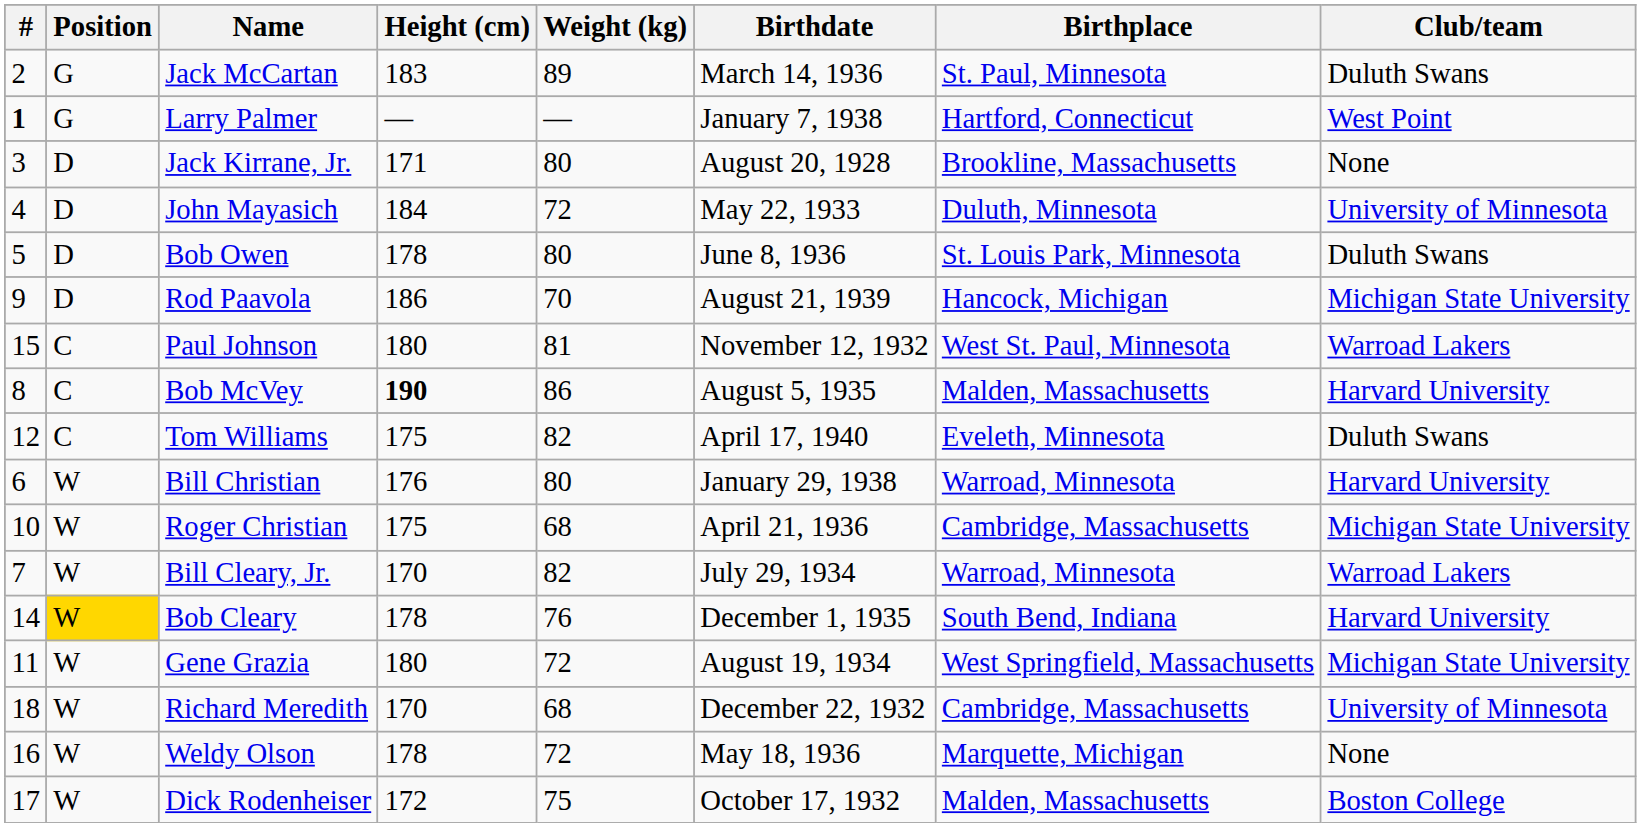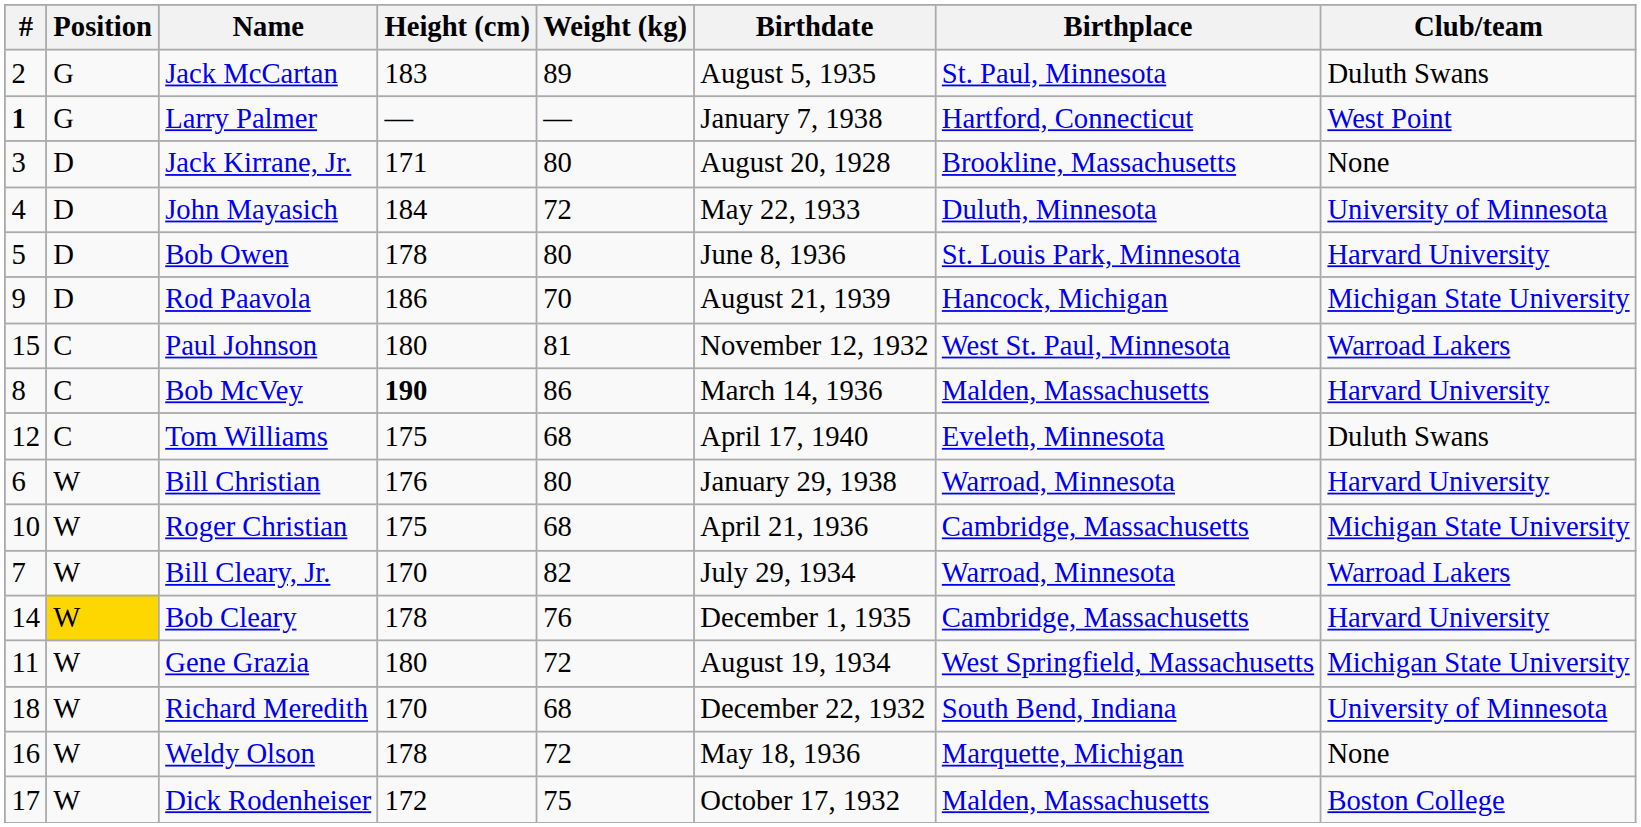(791, 72) March 14, 1936 -> (788, 72) August 5, 1935
(1408, 254) Duluth Swans -> (1438, 254) Harvard University
(788, 390) August 5, 1935 -> (791, 390) March 14, 1936
(557, 436) 82 -> (557, 436) 68
(1059, 617) South Bend, Indiana -> (1095, 617) Cambridge, Massachusetts
(1095, 708) Cambridge, Massachusetts -> (1059, 708) South Bend, Indiana
